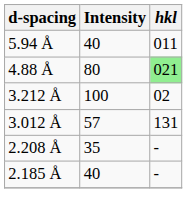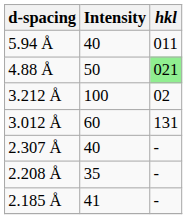(92, 69) 80 -> (92, 69) 50
(92, 122) 57 -> (92, 122) 60
+ row: (35, 148)
(92, 174) 40 -> (92, 200) 41
